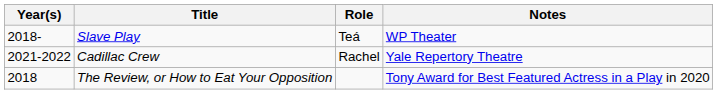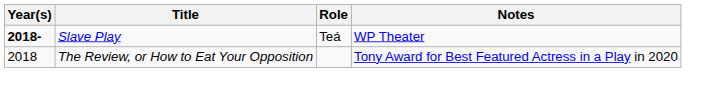(24, 36) normal -> (24, 36) bold
- row: (118, 57)
